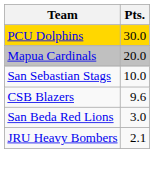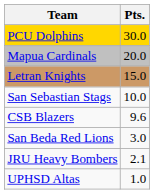+ row: (46, 76)
+ row: (44, 179)
